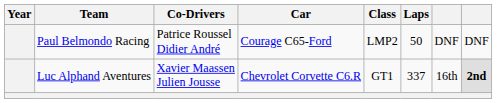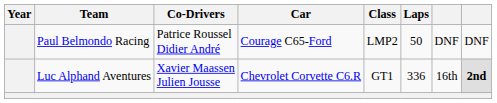(416, 76) 337 -> (416, 76) 336
